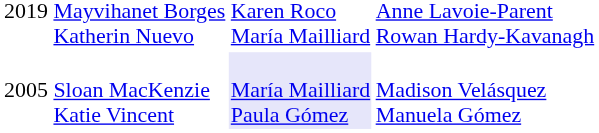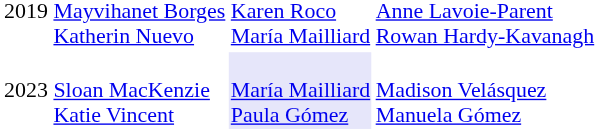(26, 90) 2005 -> (26, 90) 2023
